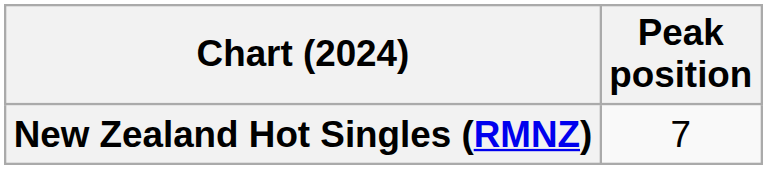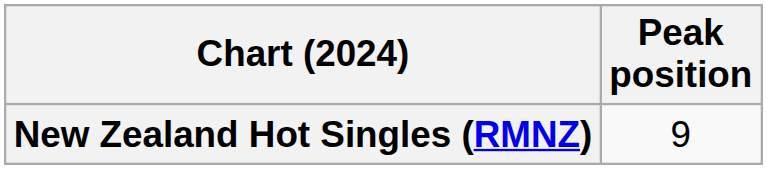(681, 133) 7 -> (681, 133) 9
